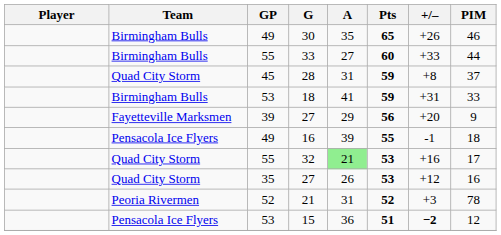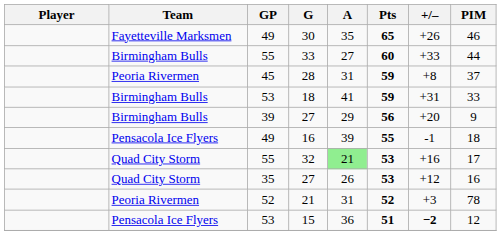(160, 35) Birmingham Bulls -> (171, 35) Fayetteville Marksmen
(156, 76) Quad City Storm -> (155, 76) Peoria Rivermen
(171, 117) Fayetteville Marksmen -> (160, 117) Birmingham Bulls
